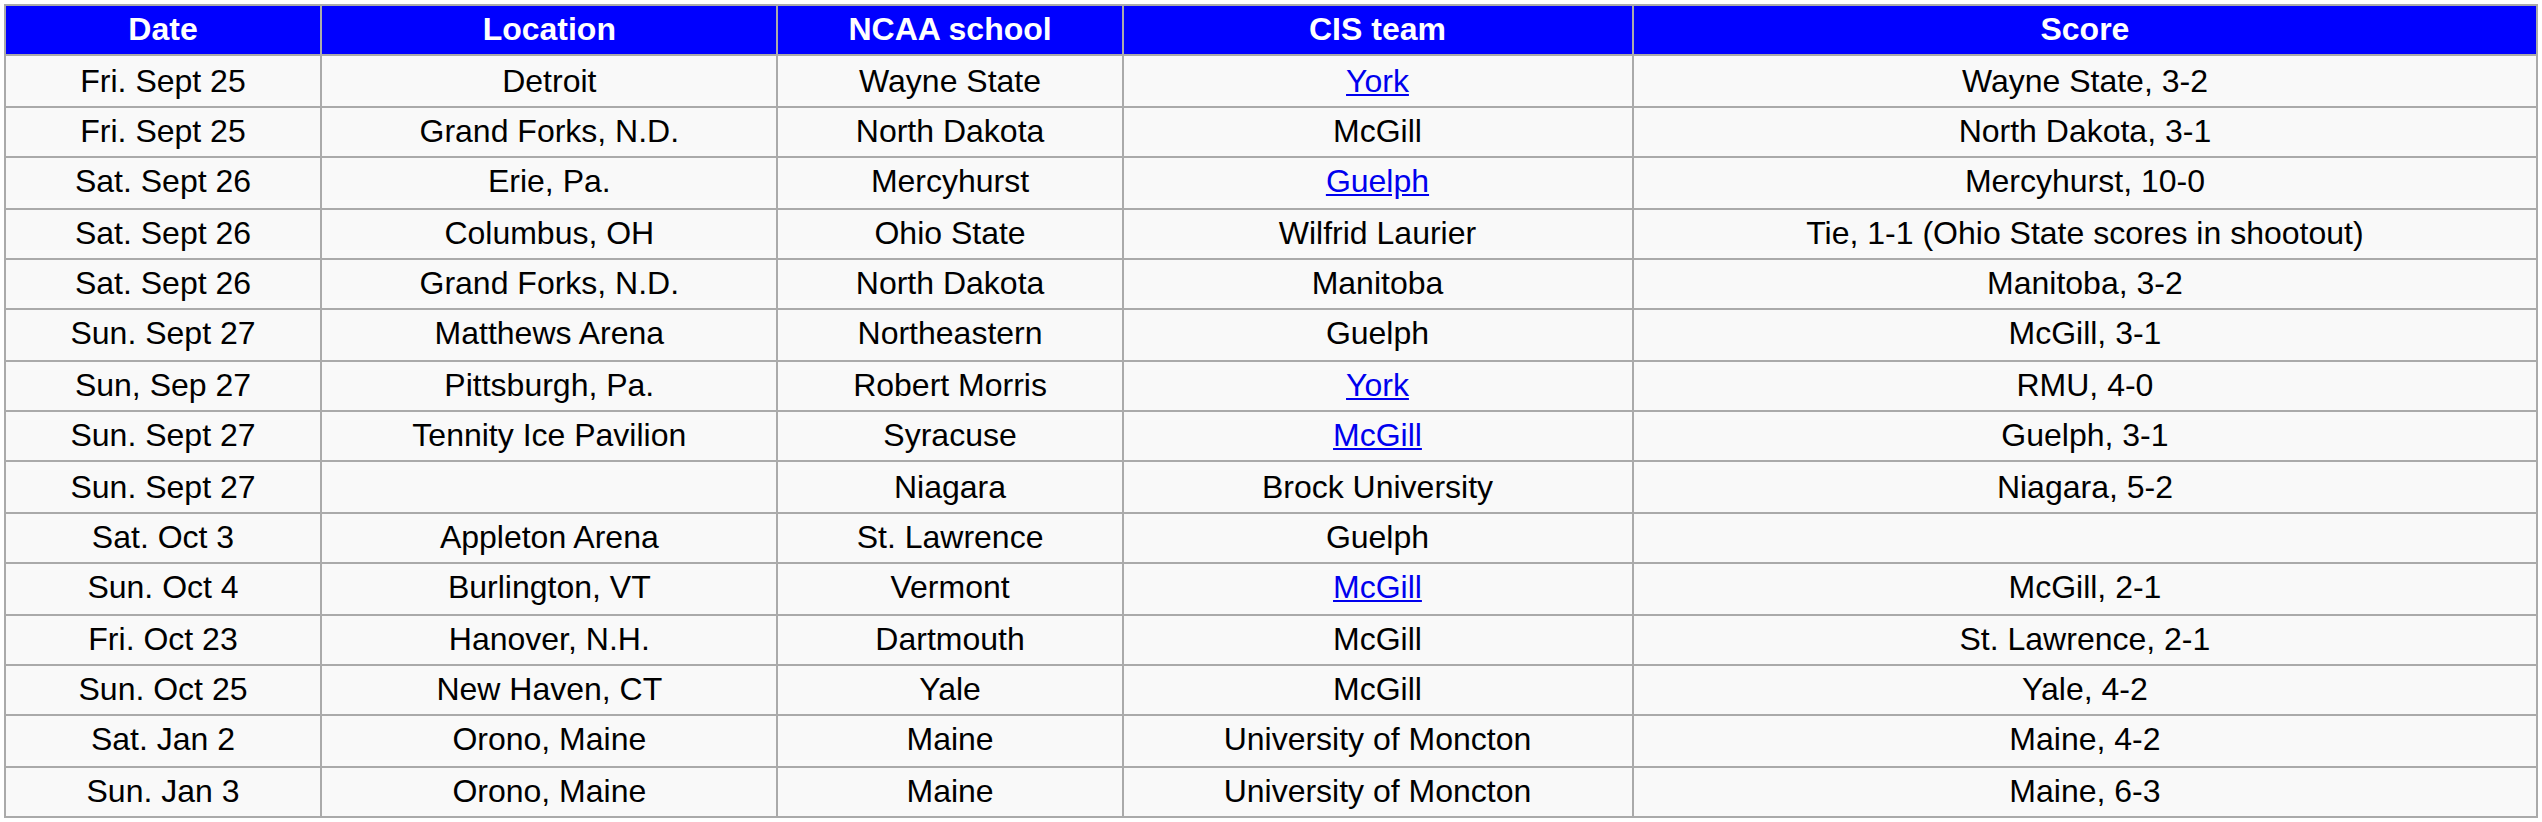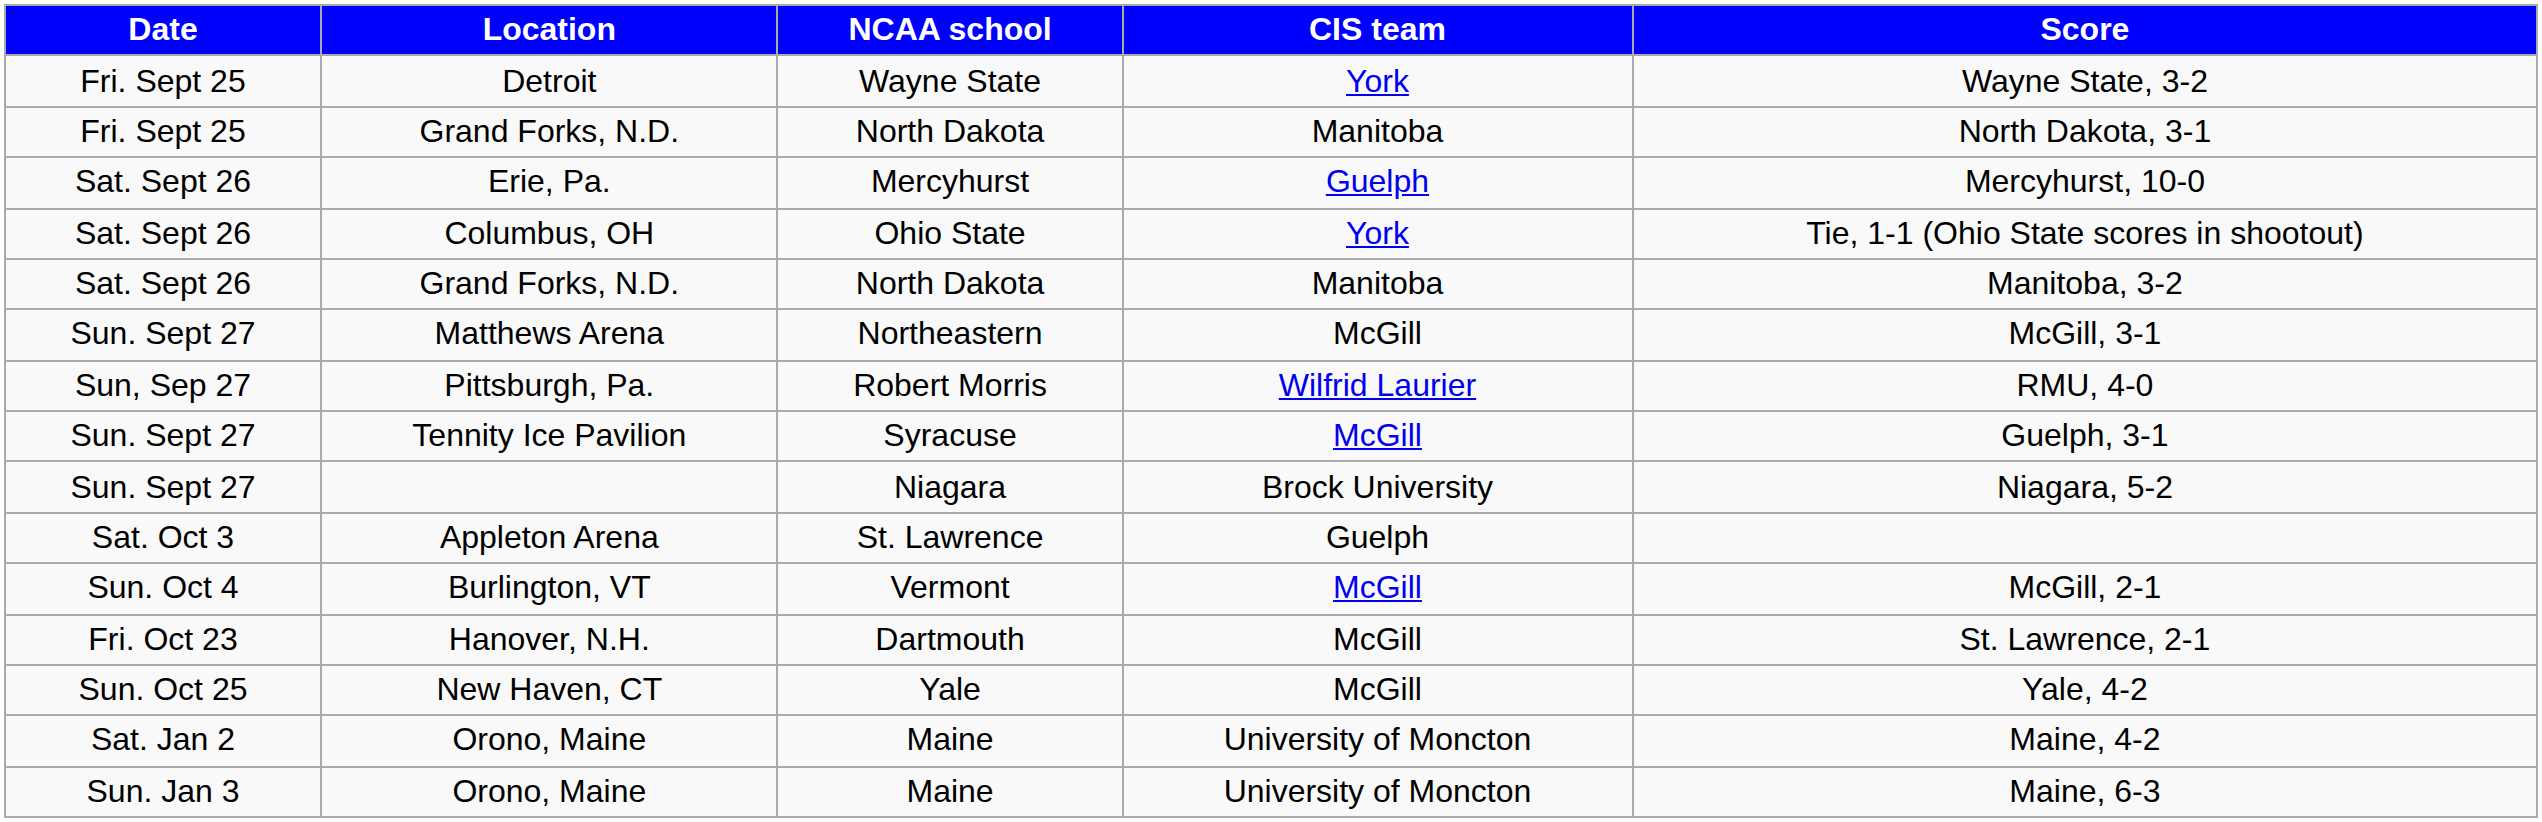(1377, 131) McGill -> (1377, 131) Manitoba
(1377, 232) Wilfrid Laurier -> (1377, 232) York
(1377, 334) Guelph -> (1377, 334) McGill
(1377, 385) York -> (1377, 385) Wilfrid Laurier
